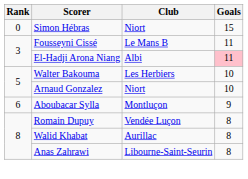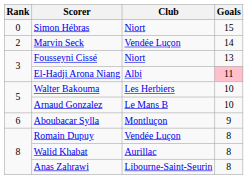+ row: (59, 43)
(146, 43) Le Mans B -> (135, 58) Niort
(229, 43) 11 -> (229, 58) 13
(135, 89) Niort -> (146, 105) Le Mans B
